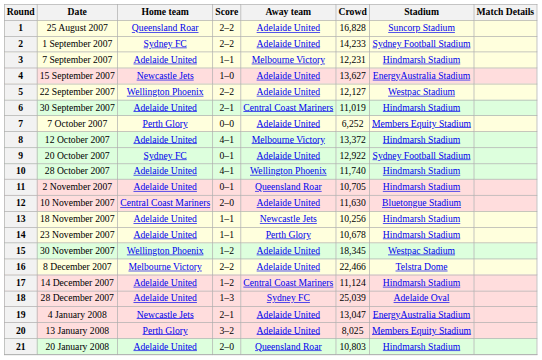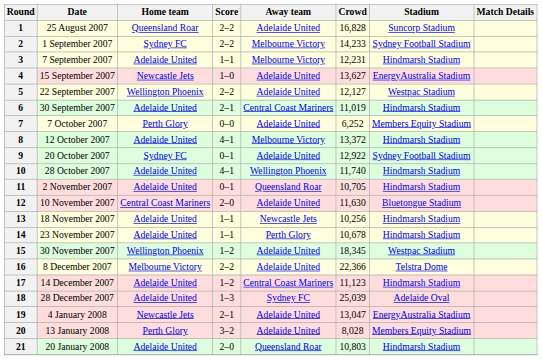(288, 44) Adelaide United -> (288, 44) Melbourne Victory
(353, 267) 22,466 -> (353, 267) 22,366
(353, 283) 11,124 -> (353, 283) 11,123
(353, 331) 8,025 -> (353, 331) 8,028
